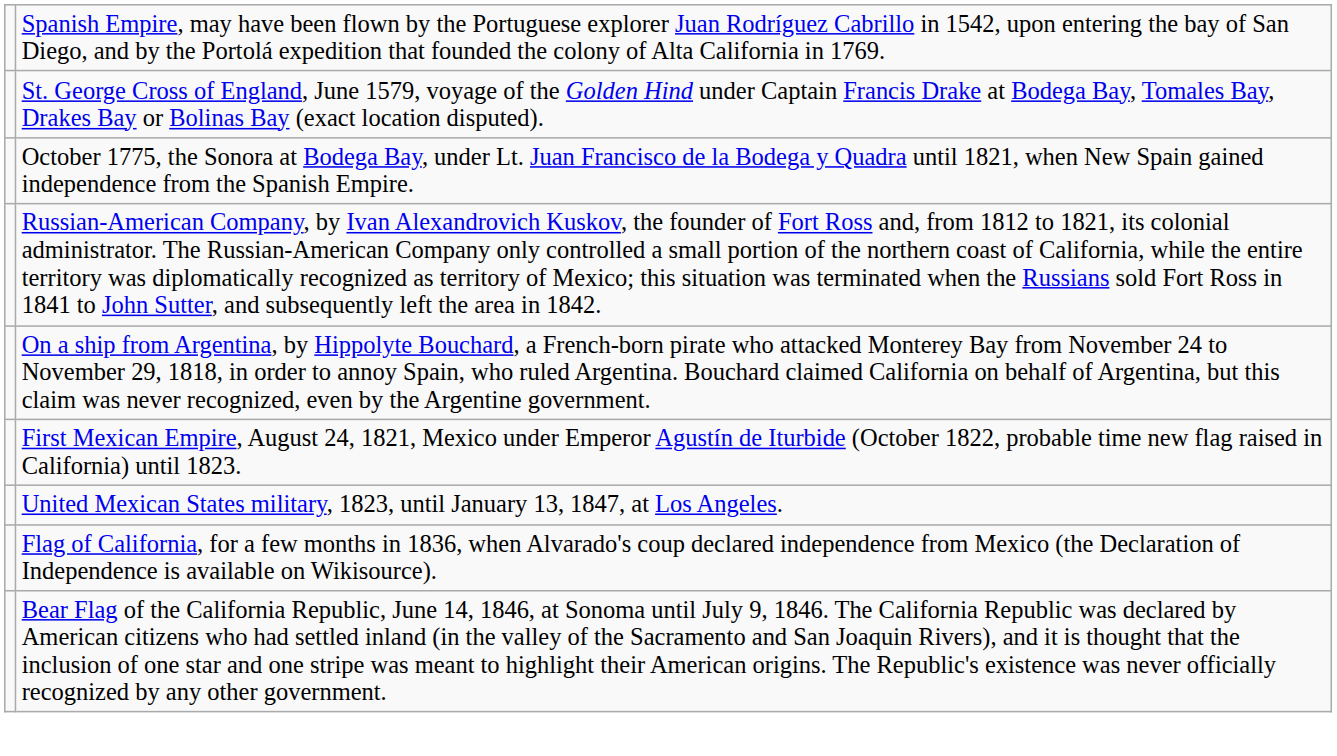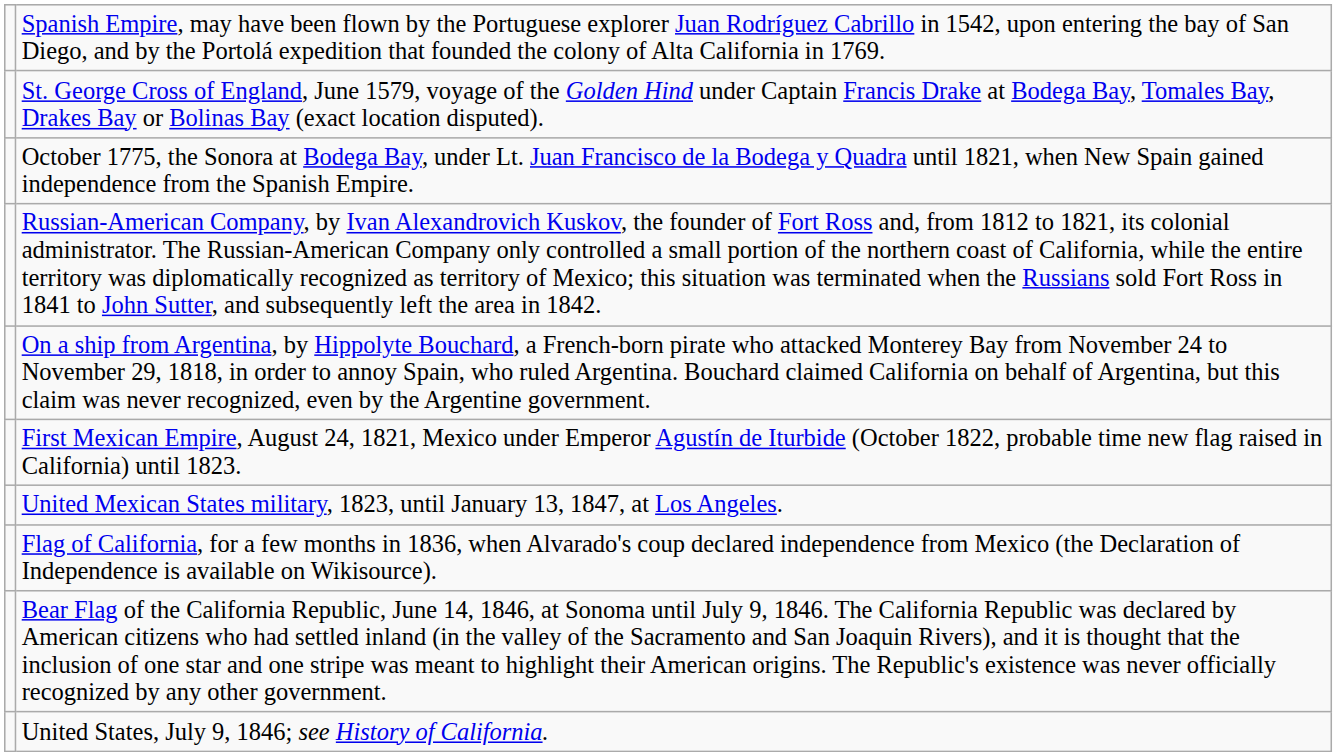+ row: (285, 731)
